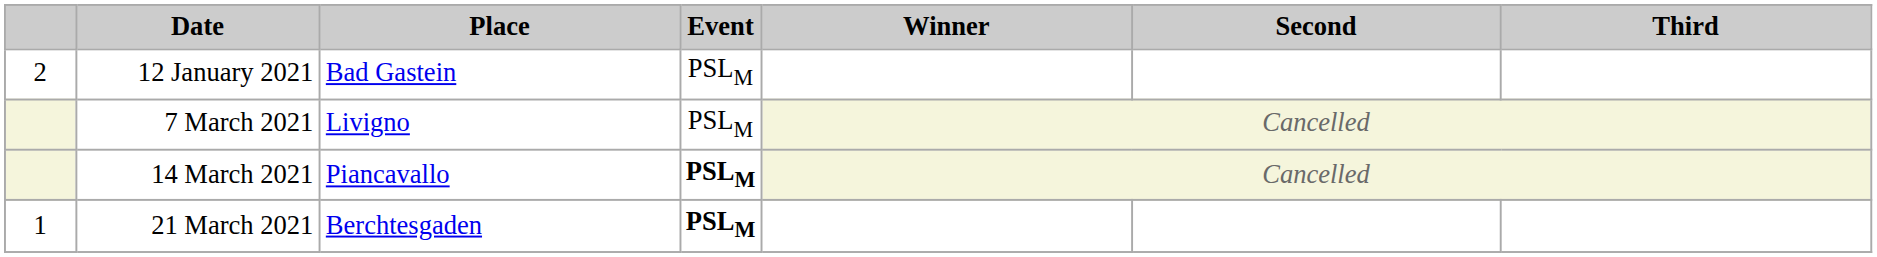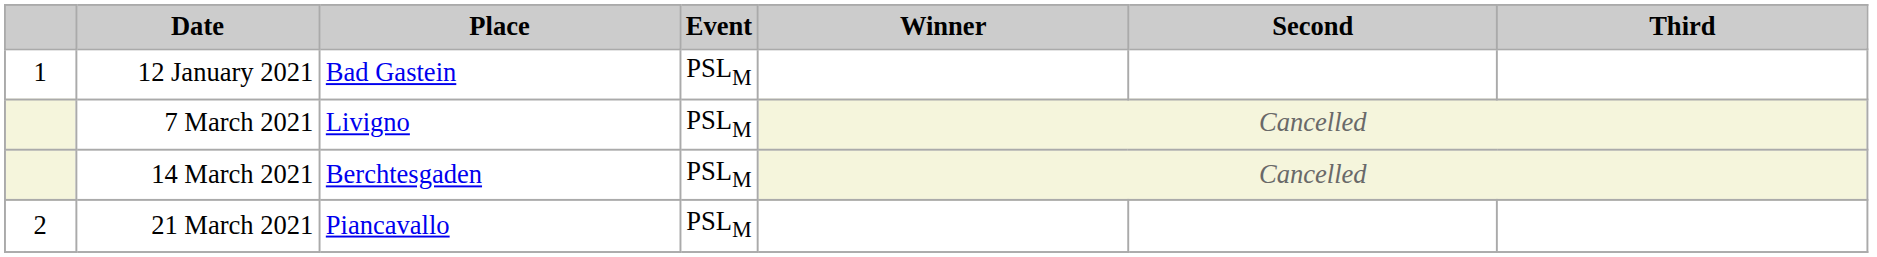(40, 73) 2 -> (40, 73) 1
(388, 174) Piancavallo -> (404, 174) Berchtesgaden
(721, 173) bold -> (719, 173) normal
(40, 224) 1 -> (40, 224) 2
(404, 224) Berchtesgaden -> (388, 224) Piancavallo
(721, 224) bold -> (719, 224) normal
